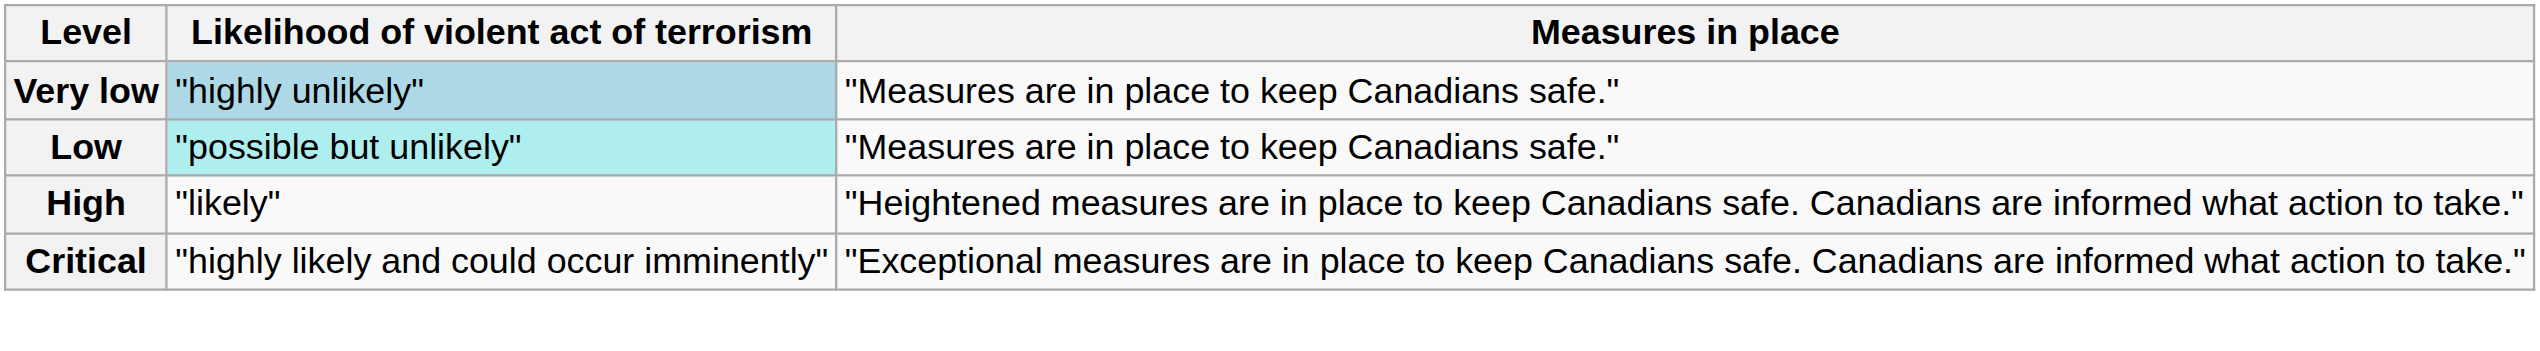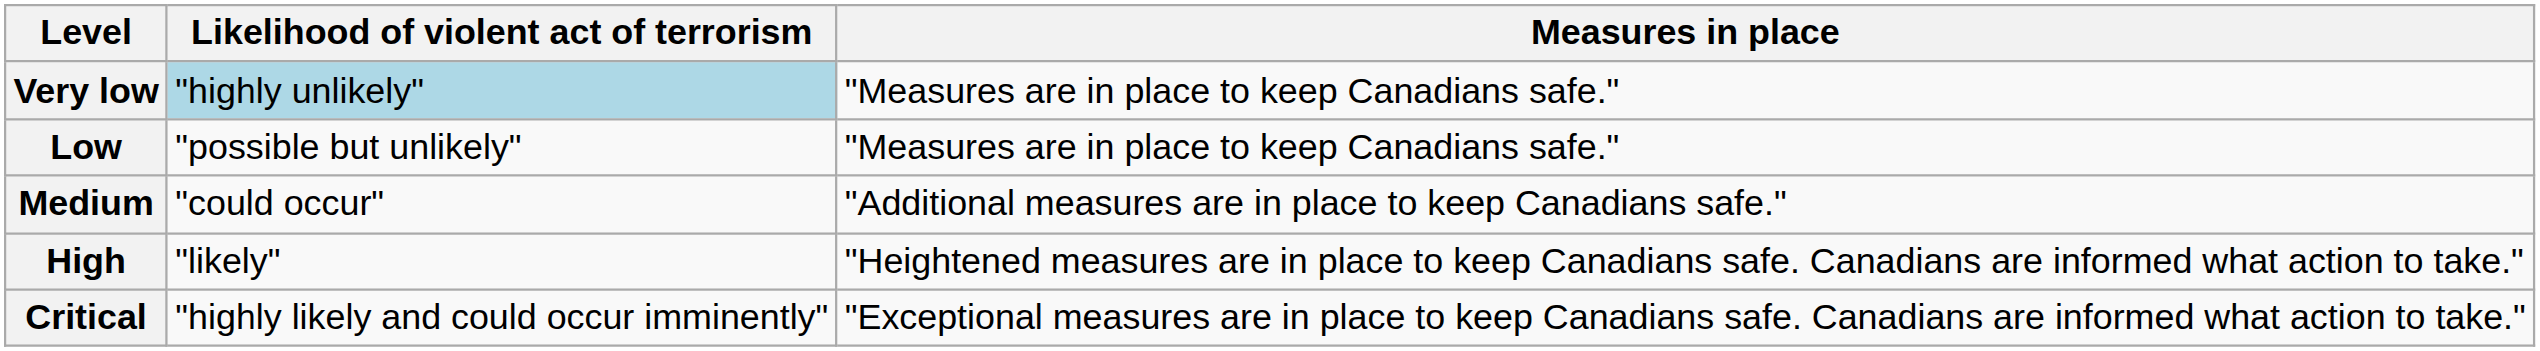(348, 146) paleturquoise background -> (348, 146) no background
+ row: (86, 203)
